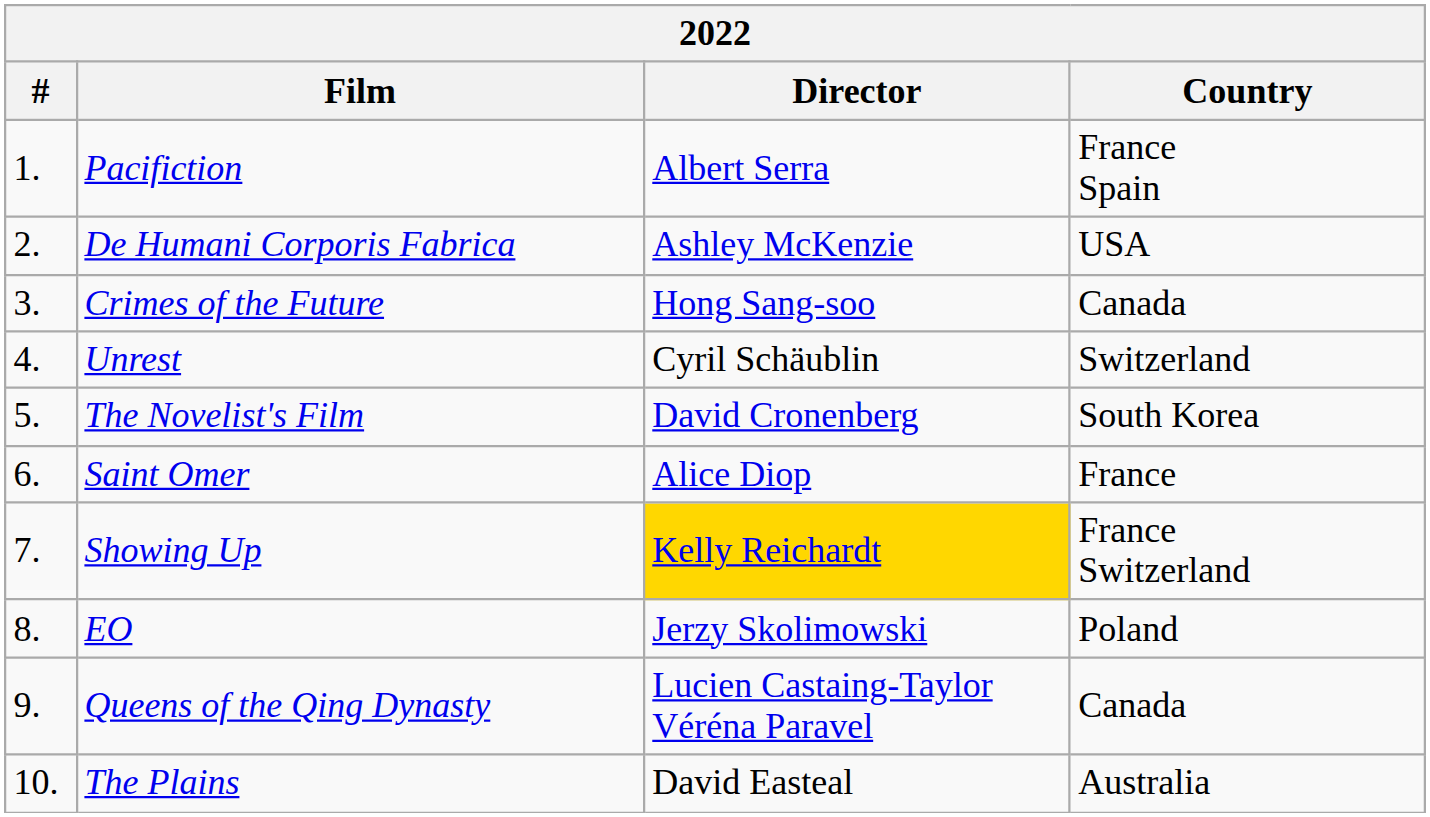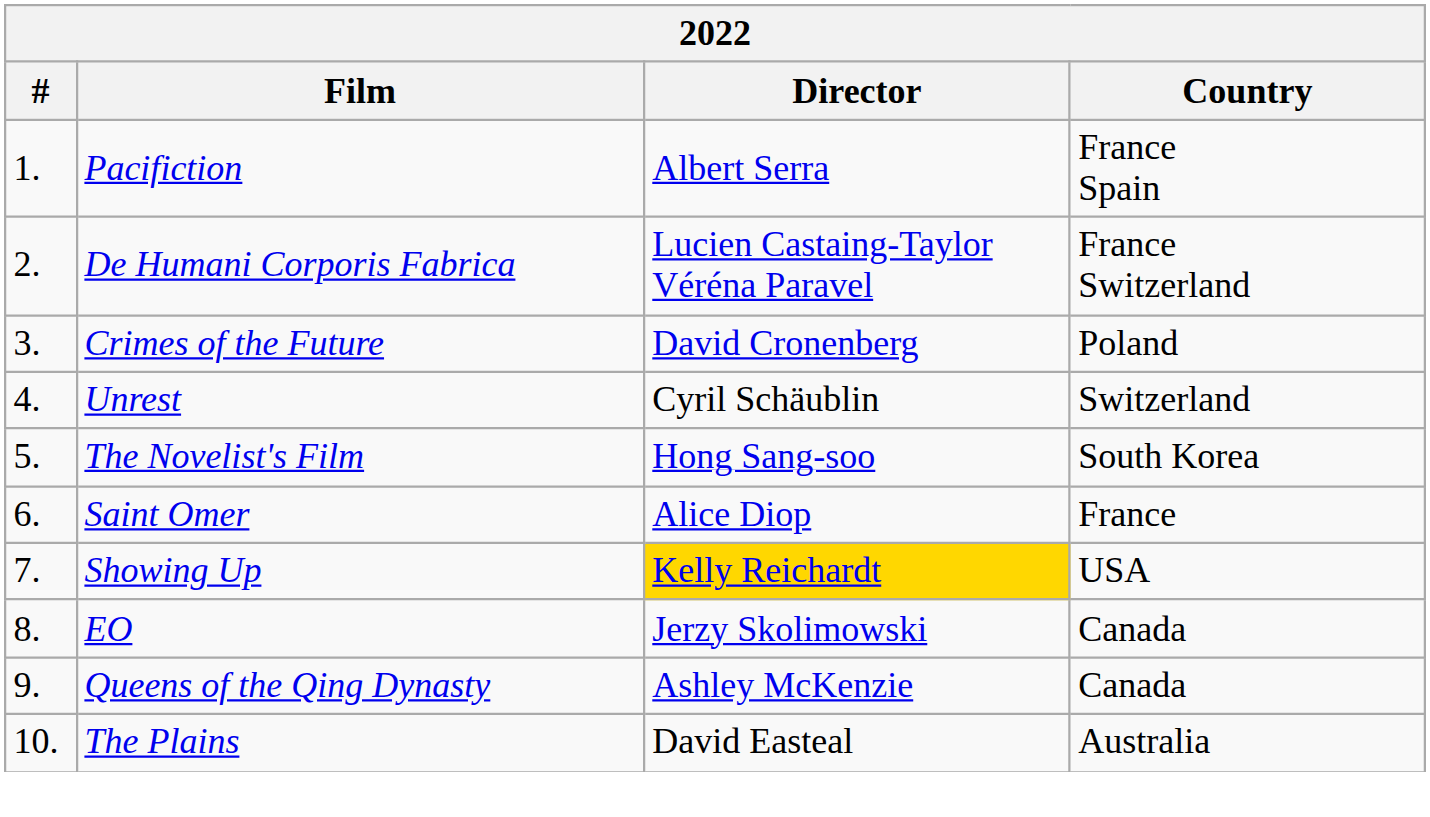(783, 244) Ashley McKenzie -> (822, 265) Lucien Castaing-Taylor Véréna Paravel
(1114, 244) USA -> (1164, 265) France Switzerland
(764, 301) Hong Sang-soo -> (785, 342) David Cronenberg
(1132, 301) Canada -> (1128, 342) Poland
(785, 416) David Cronenberg -> (764, 456) Hong Sang-soo
(1164, 550) France Switzerland -> (1114, 570) USA
(1128, 627) Poland -> (1132, 627) Canada
(822, 705) Lucien Castaing-Taylor Véréna Paravel -> (783, 684) Ashley McKenzie
